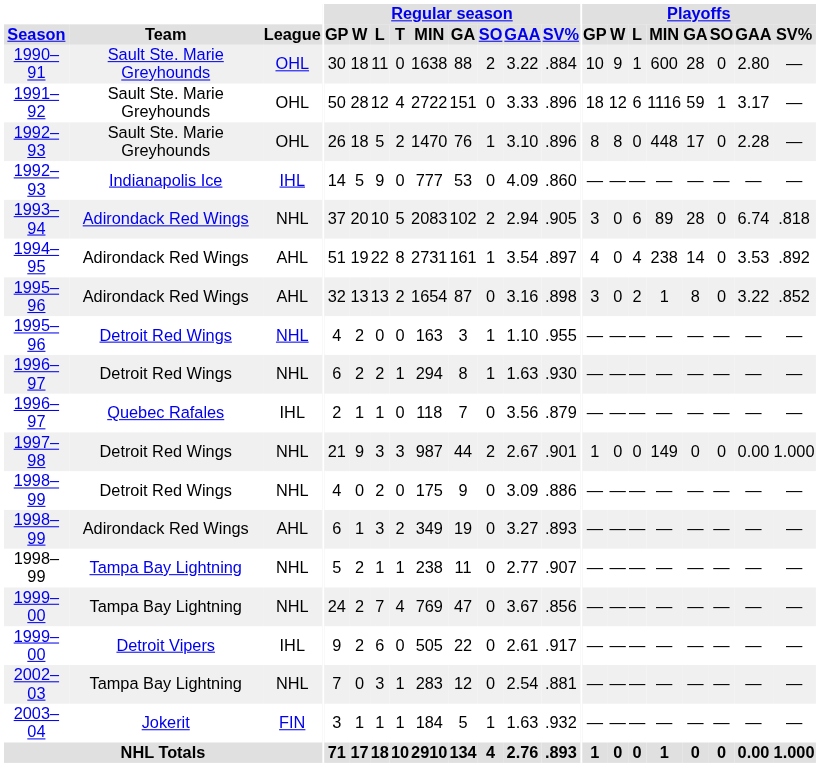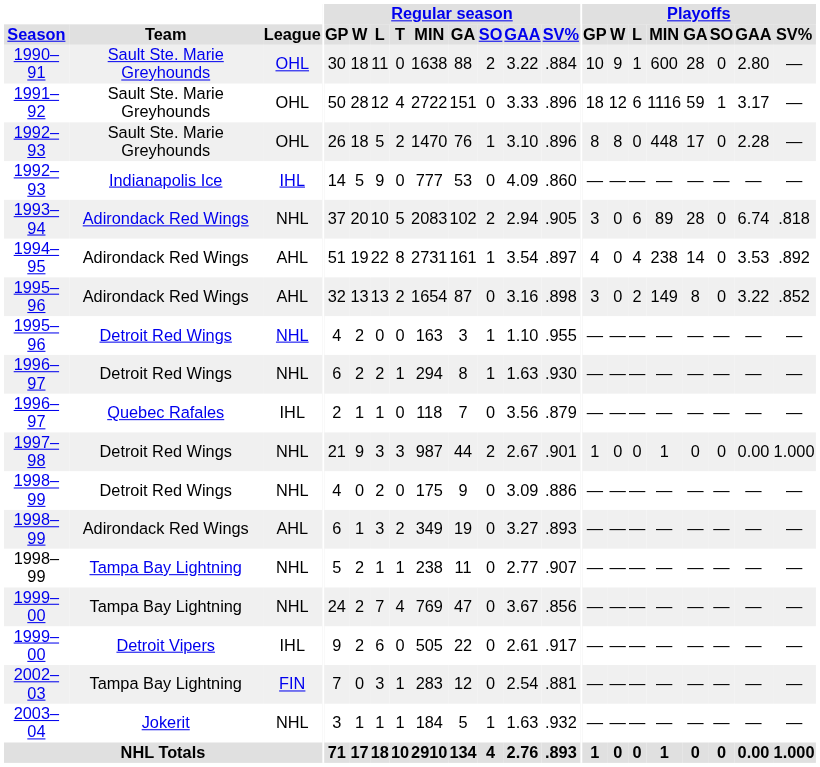(664, 296) 1 -> (664, 296) 149
(664, 451) 149 -> (664, 451) 1
(292, 684) NHL -> (292, 684) FIN
(292, 723) FIN -> (292, 723) NHL
